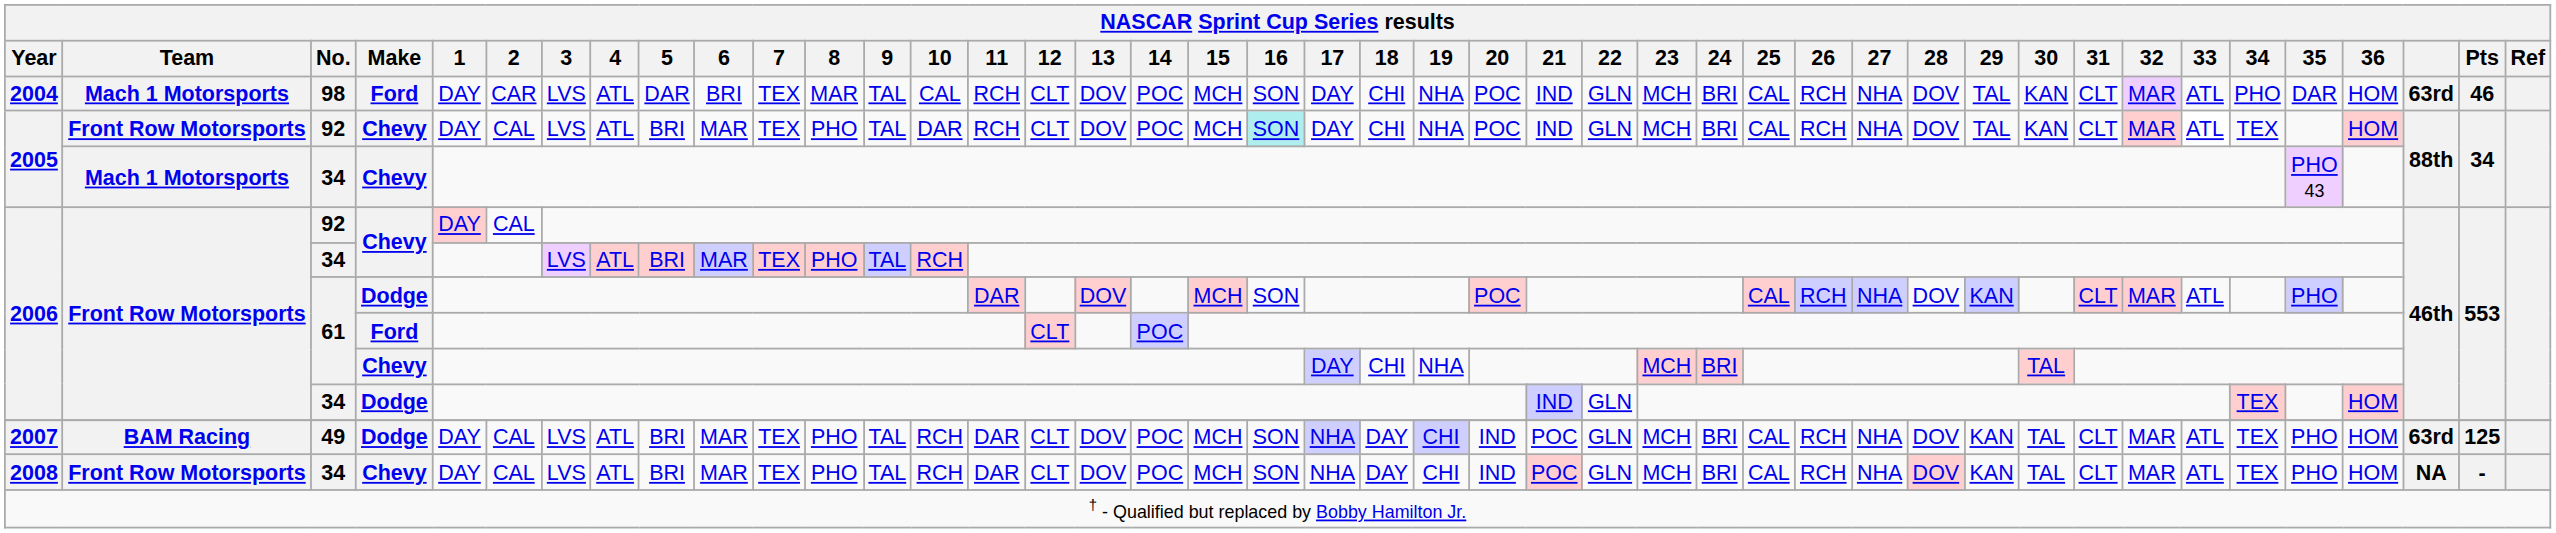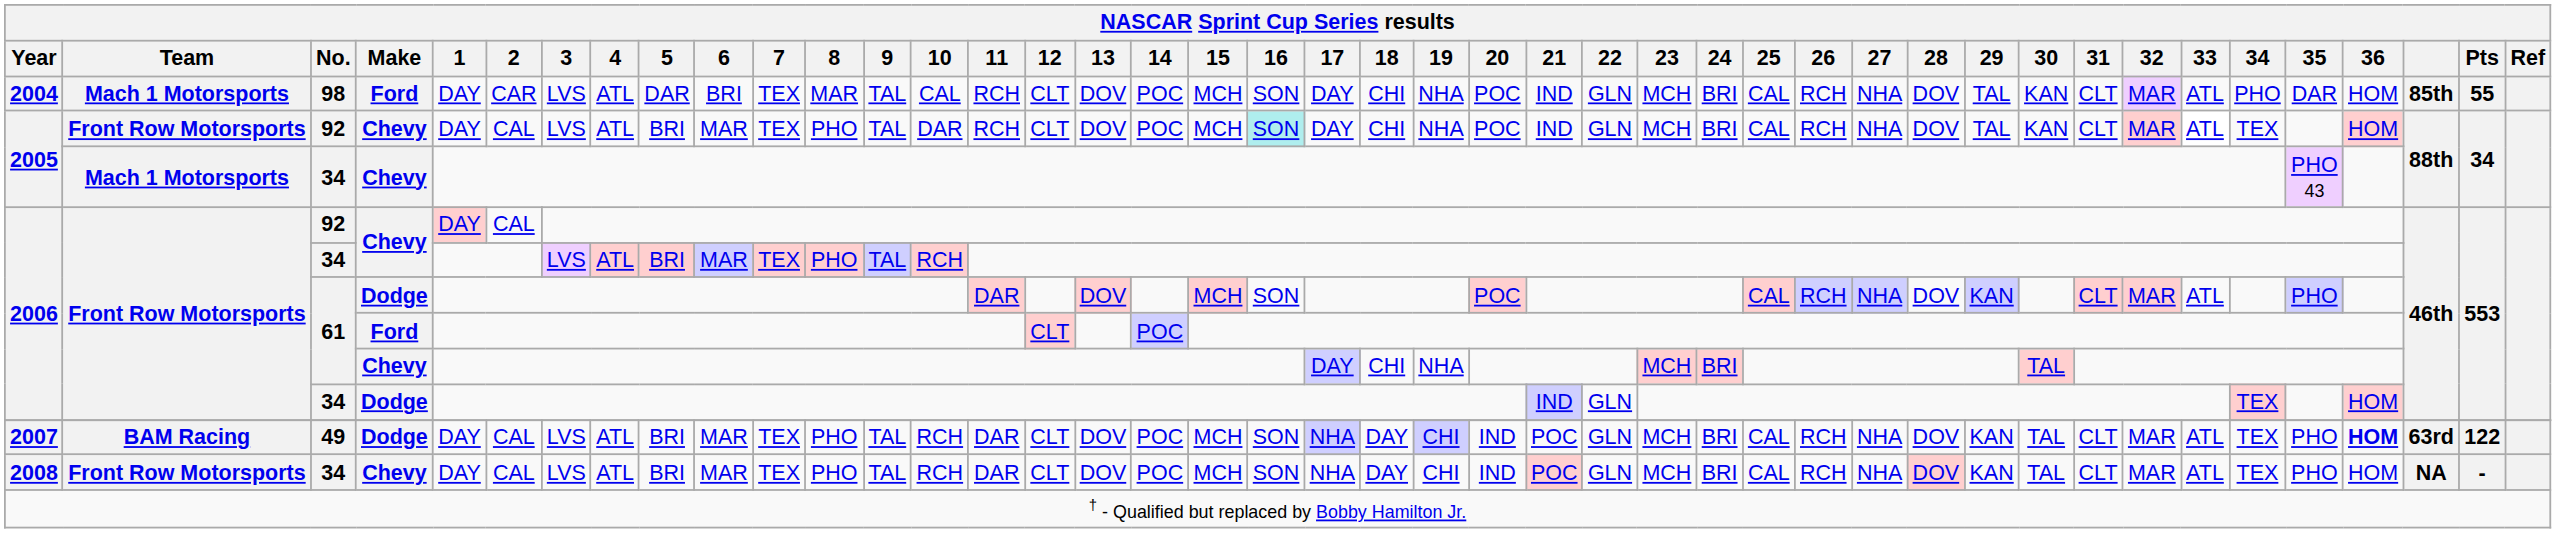(2431, 93) 63rd -> (2431, 93) 85th
(2482, 93) 46 -> (2482, 93) 55
(2373, 437) normal -> (2373, 437) bold
(2482, 437) 125 -> (2482, 437) 122
